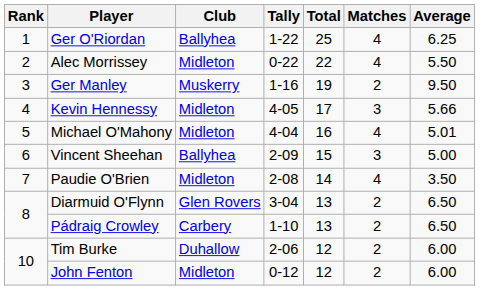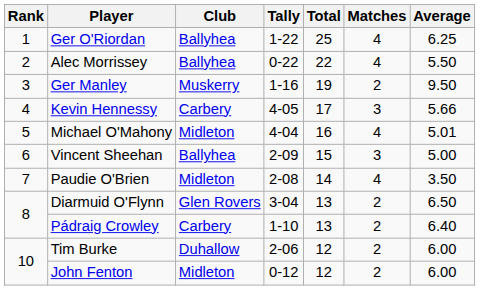(207, 62) Midleton -> (207, 62) Ballyhea
(207, 109) Midleton -> (205, 109) Carbery
(442, 226) 6.50 -> (442, 226) 6.40
